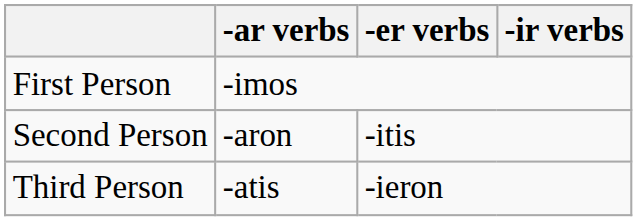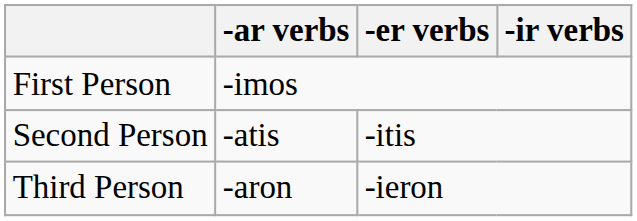(258, 135) -aron -> (251, 135) -atis
(251, 187) -atis -> (258, 187) -aron
